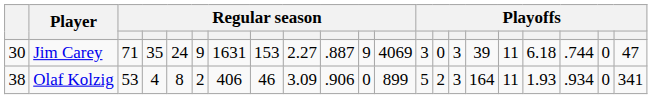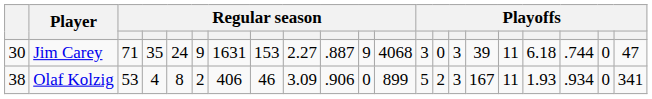(395, 52) 4069 -> (395, 52) 4068
(482, 79) 164 -> (482, 79) 167
